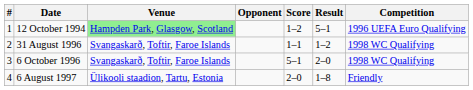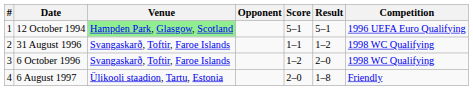(294, 28) 1–2 -> (294, 28) 5–1
(294, 61) 5–1 -> (294, 61) 1–2
